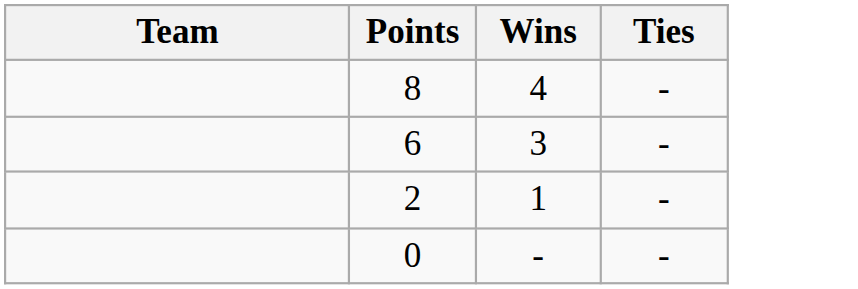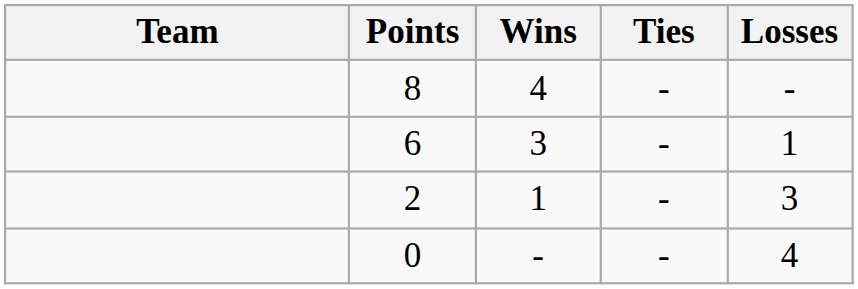+ column: (790, 32)
